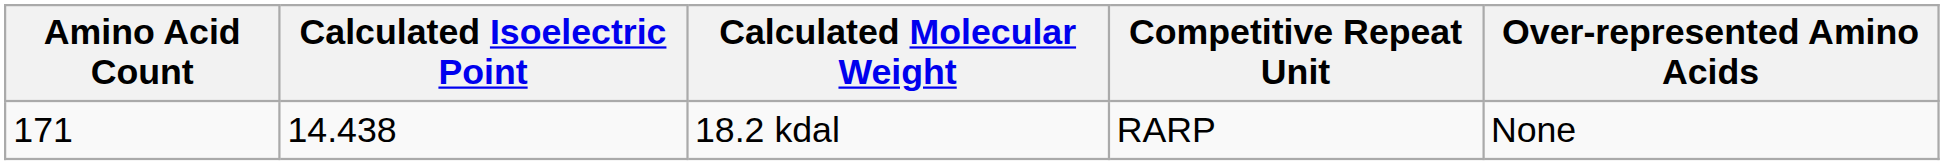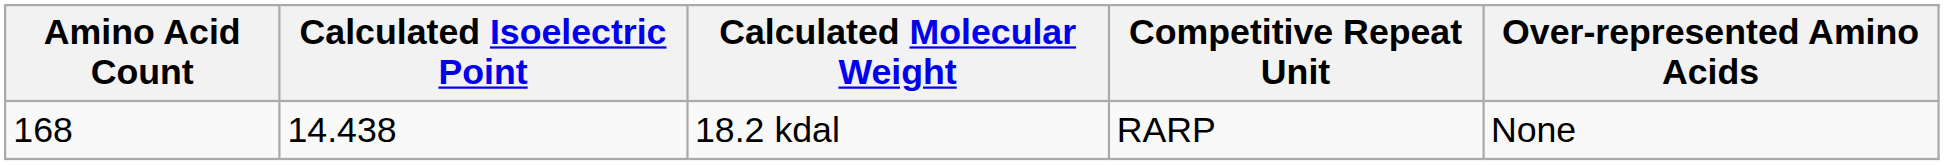(43, 129) 171 -> (43, 129) 168
